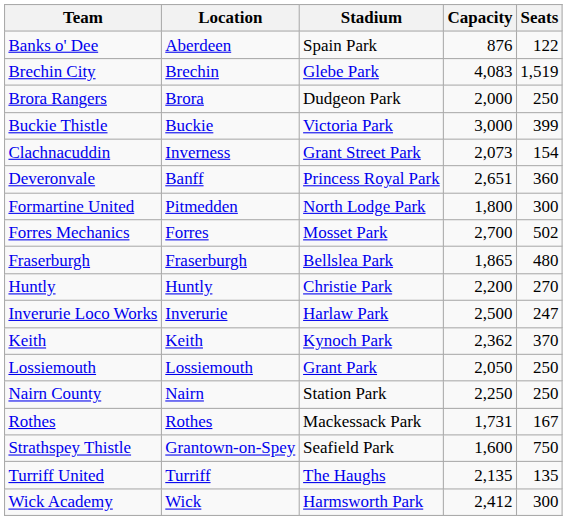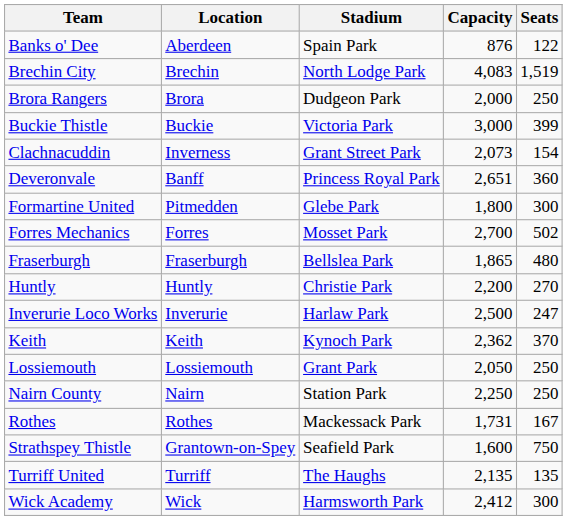(341, 71) Glebe Park -> (364, 71) North Lodge Park
(364, 206) North Lodge Park -> (341, 206) Glebe Park
